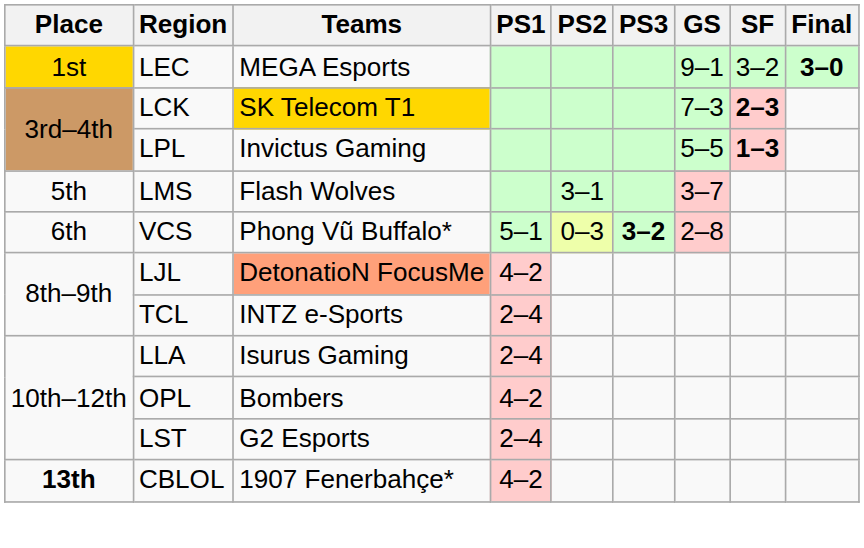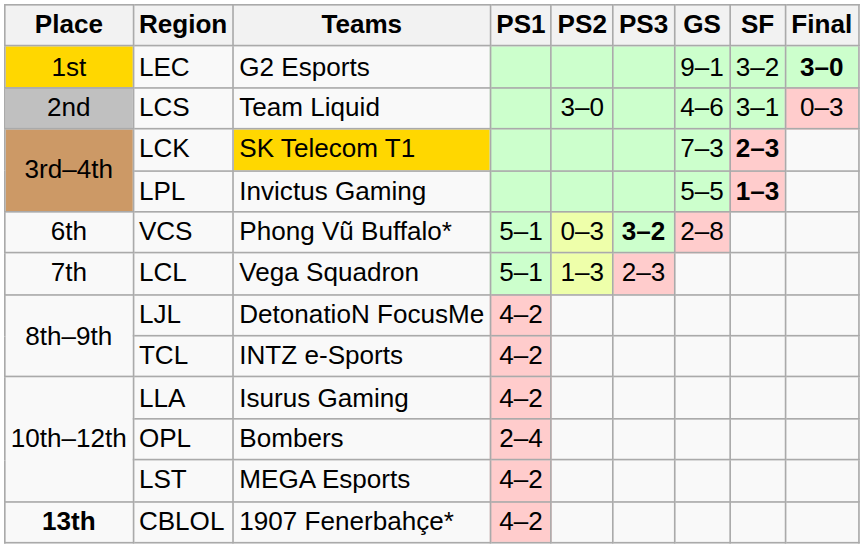(325, 66) MEGA Esports -> (305, 66) G2 Esports
+ row: (164, 107)
- row: (166, 190)
+ row: (163, 273)
(362, 273) lightsalmon background -> (362, 314) no background
(521, 314) 2–4 -> (521, 356) 4–2
(521, 356) 2–4 -> (521, 397) 4–2
(521, 397) 4–2 -> (521, 438) 2–4
(305, 438) G2 Esports -> (325, 480) MEGA Esports
(521, 438) 2–4 -> (521, 480) 4–2
